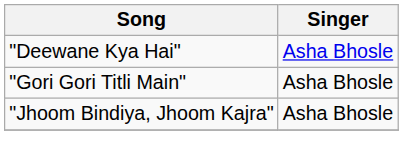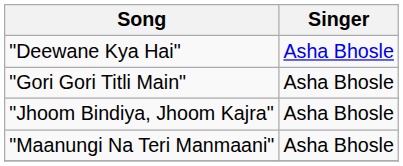+ row: (142, 144)
